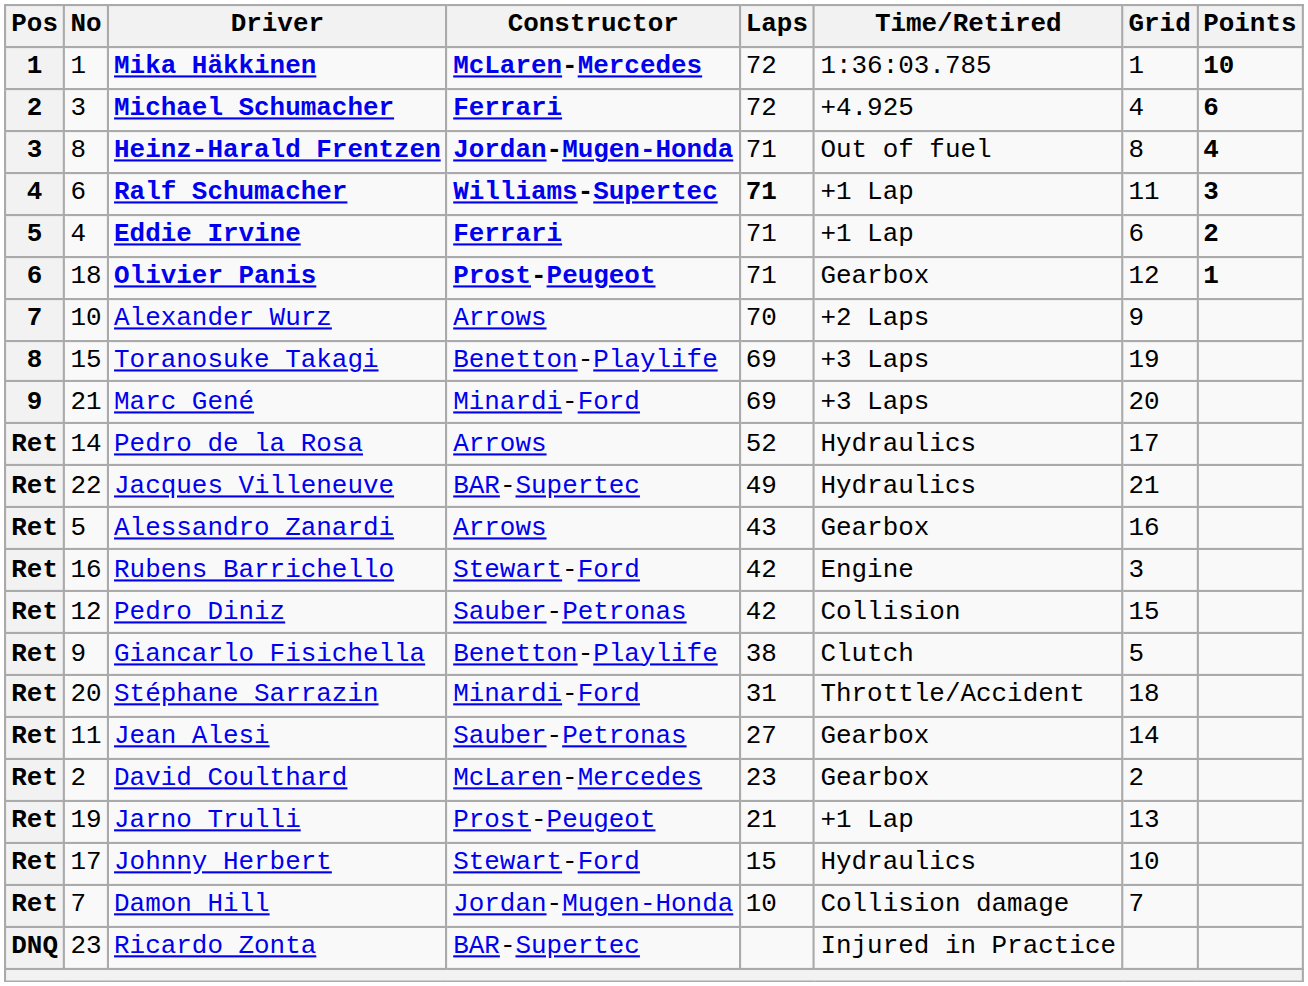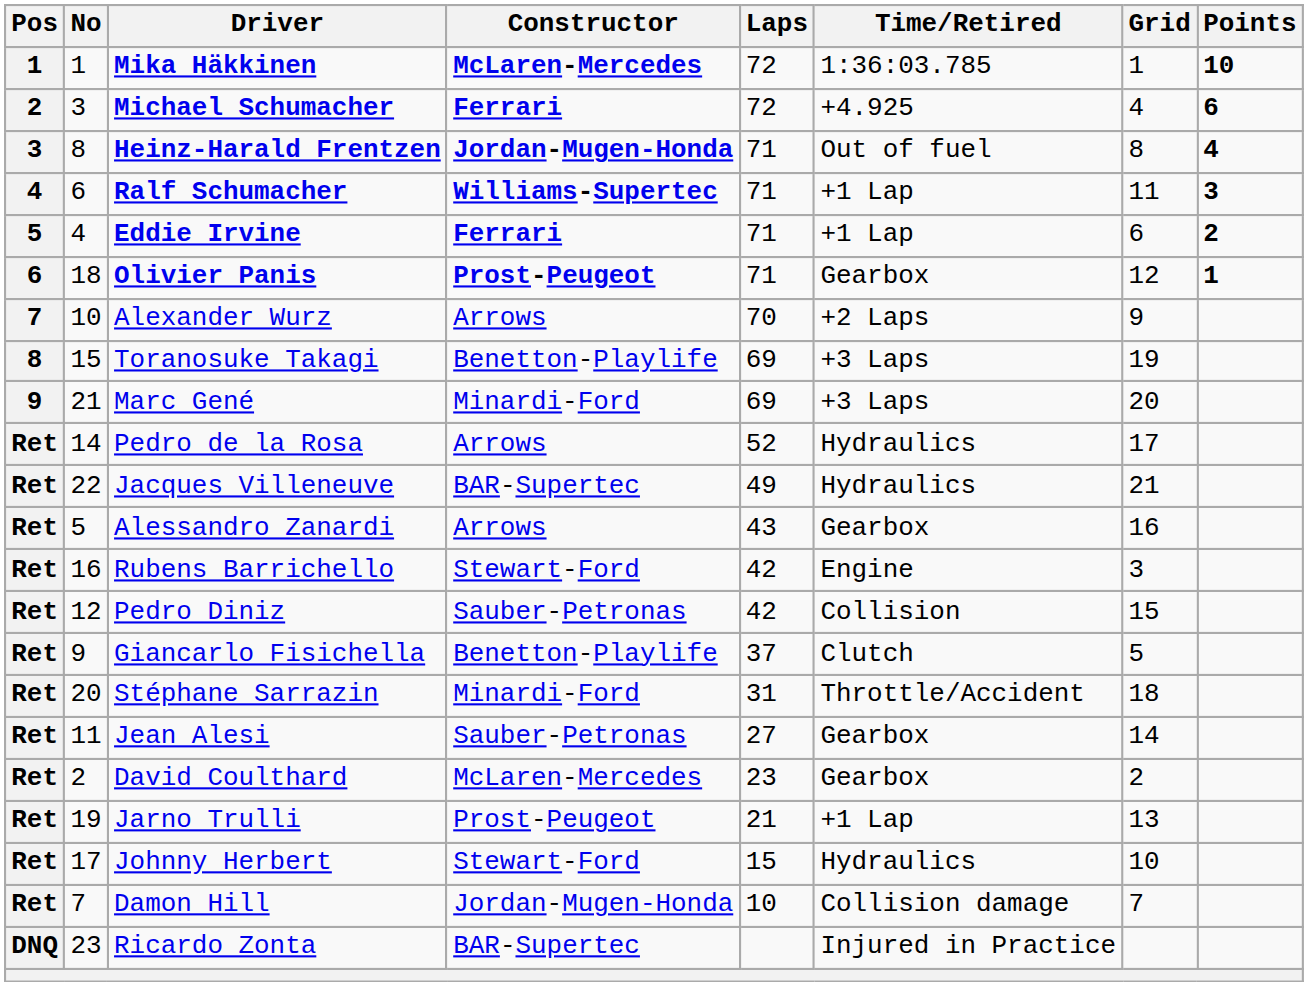(761, 194) bold -> (761, 194) normal
(761, 654) 38 -> (761, 654) 37
